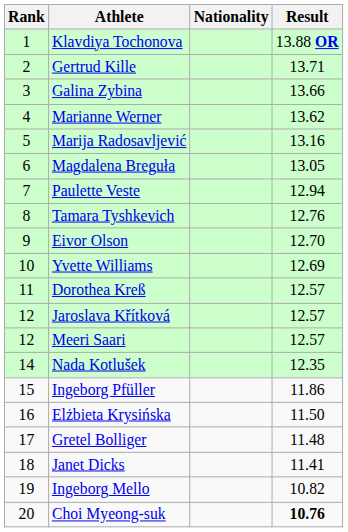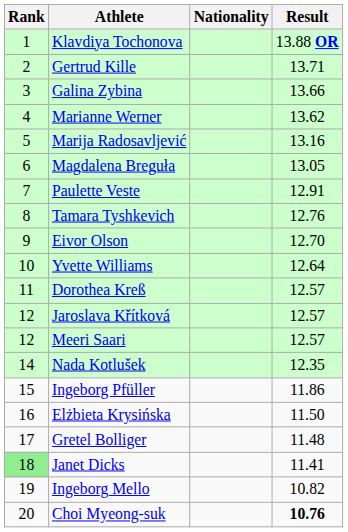(307, 191) 12.94 -> (307, 191) 12.91
(307, 265) 12.69 -> (307, 265) 12.64
(26, 464) no background -> (26, 464) lightgreen background
